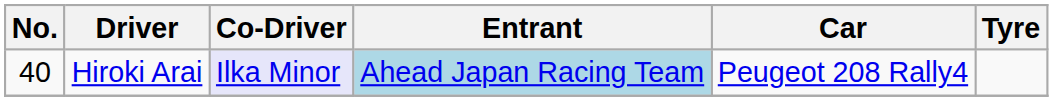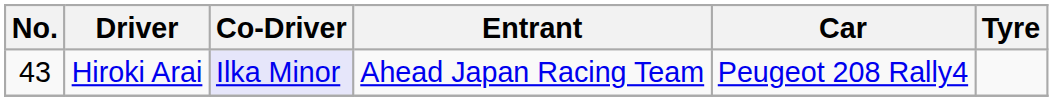(35, 72) 40 -> (35, 72) 43
(532, 72) lightblue background -> (532, 72) no background
